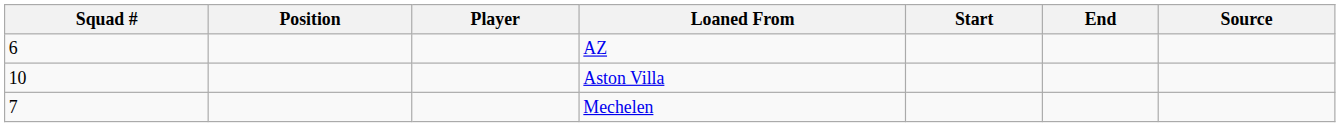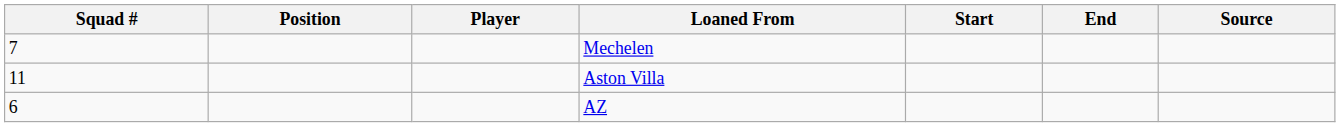rows swapped: (618, 107) <-> (595, 48)
(18, 77) 10 -> (17, 77) 11
